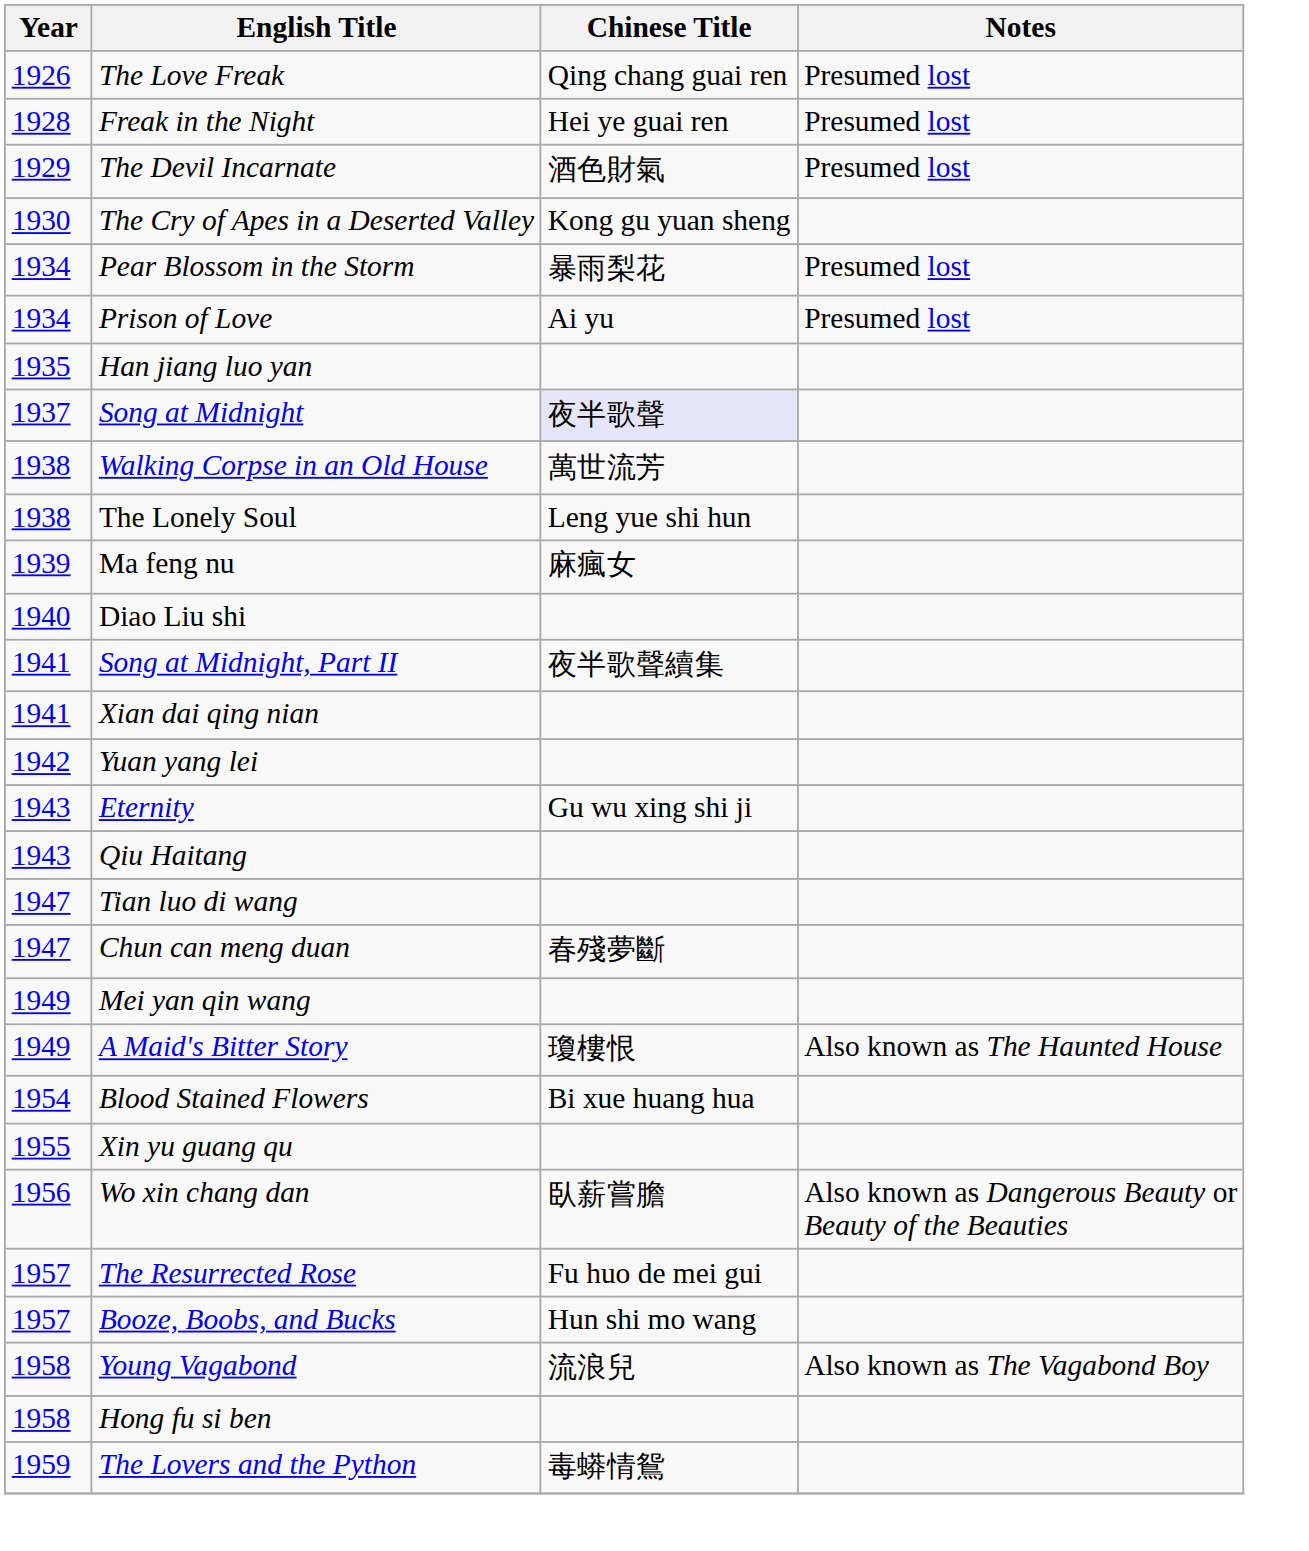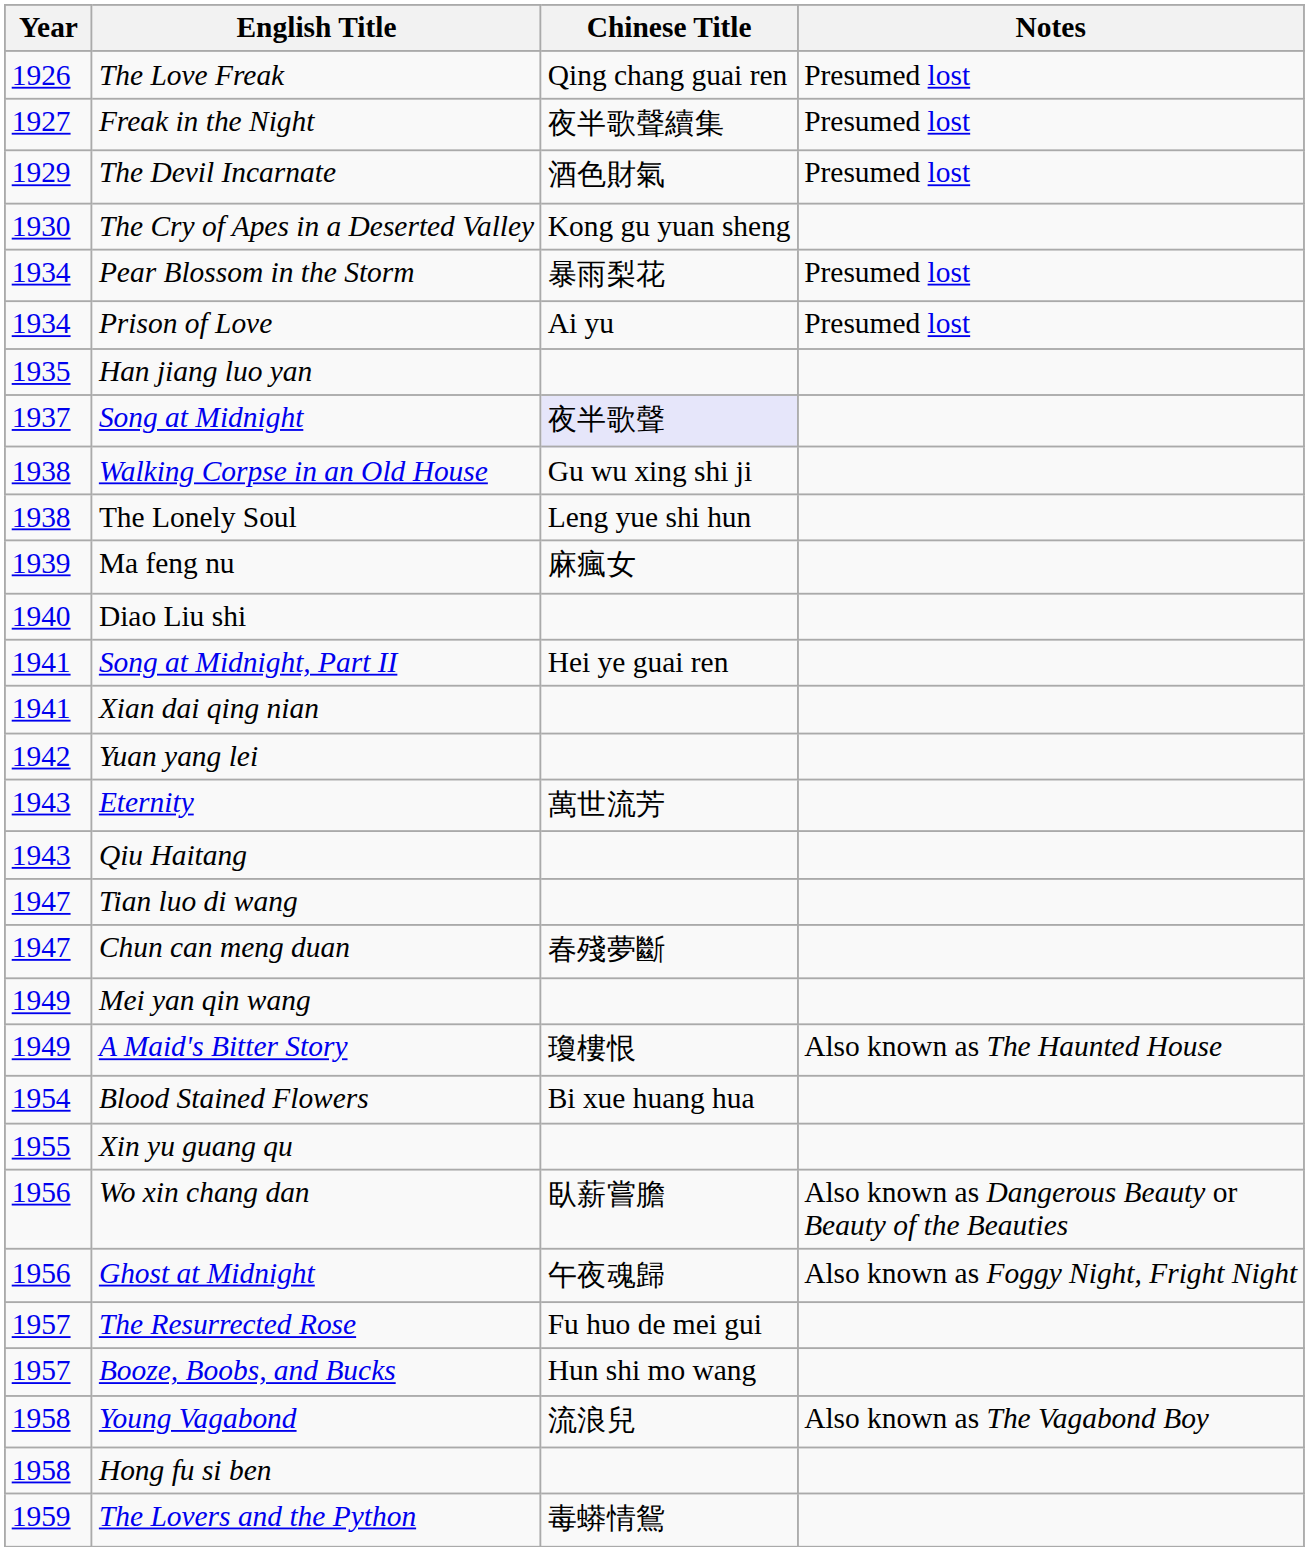(41, 121) 1928 -> (41, 121) 1927
(638, 121) Hei ye guai ren -> (636, 123) 夜半歌聲續集
(607, 466) 萬世流芳 -> (650, 470) Gu wu xing shi ji
(636, 664) 夜半歌聲續集 -> (638, 662) Hei ye guai ren
(650, 808) Gu wu xing shi ji -> (607, 804) 萬世流芳
+ row: (207, 1272)
